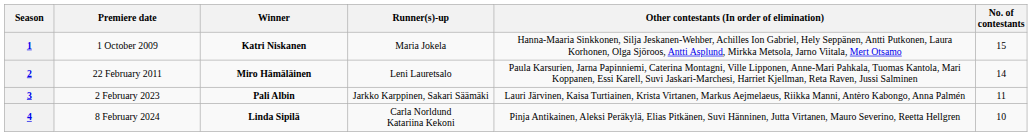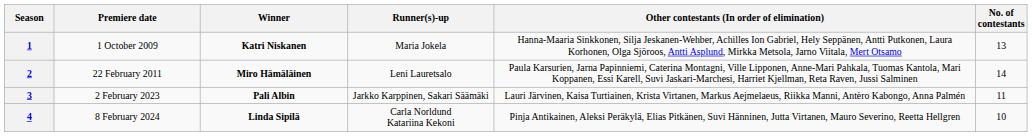(1001, 46) 15 -> (1001, 46) 13
